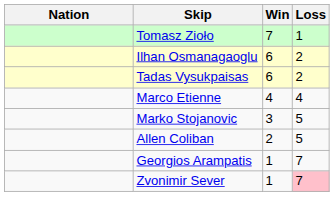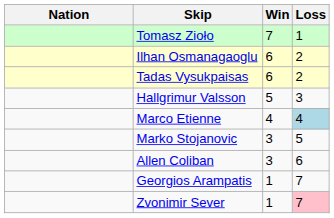+ row: (191, 98)
(299, 98) no background -> (299, 118) lightblue background
(269, 139) 2 -> (269, 160) 3
(299, 139) 5 -> (299, 160) 6
